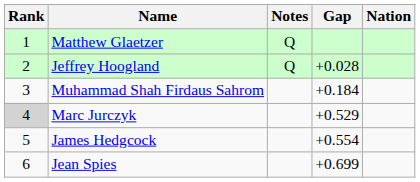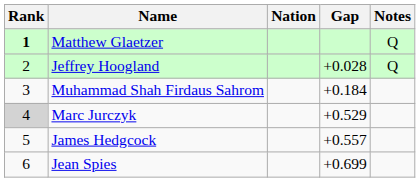columns swapped: (389, 16) <-> (290, 16)
(26, 41) normal -> (26, 41) bold
(337, 139) +0.554 -> (345, 139) +0.557
